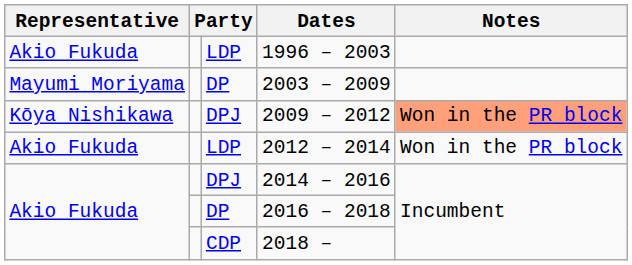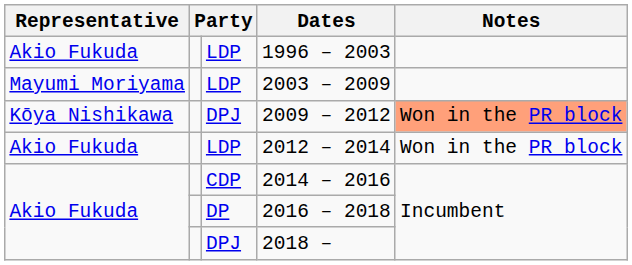(218, 84) DP -> (223, 84) LDP
(223, 180) DPJ -> (223, 180) CDP
(223, 243) CDP -> (223, 243) DPJ
